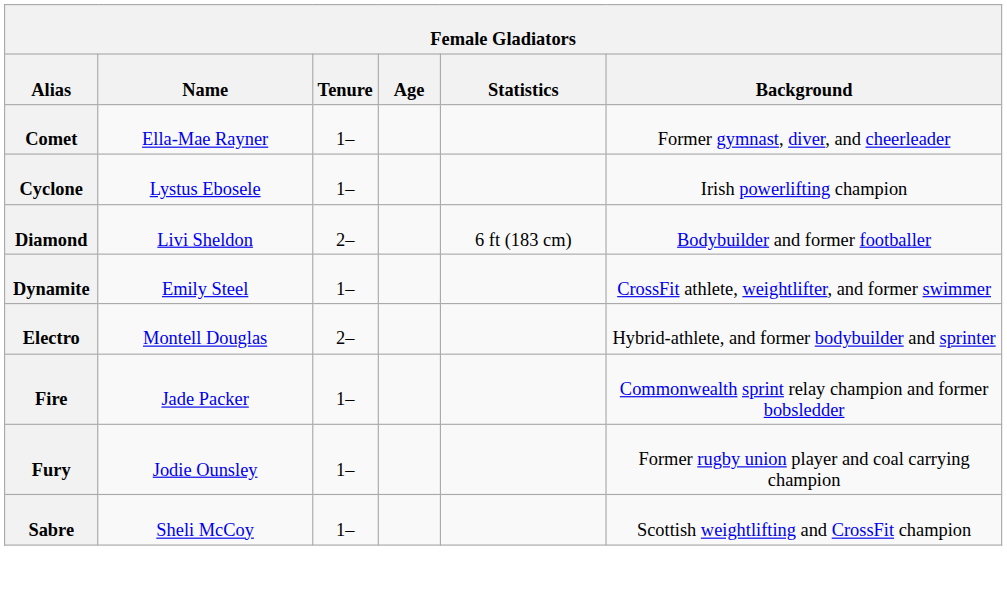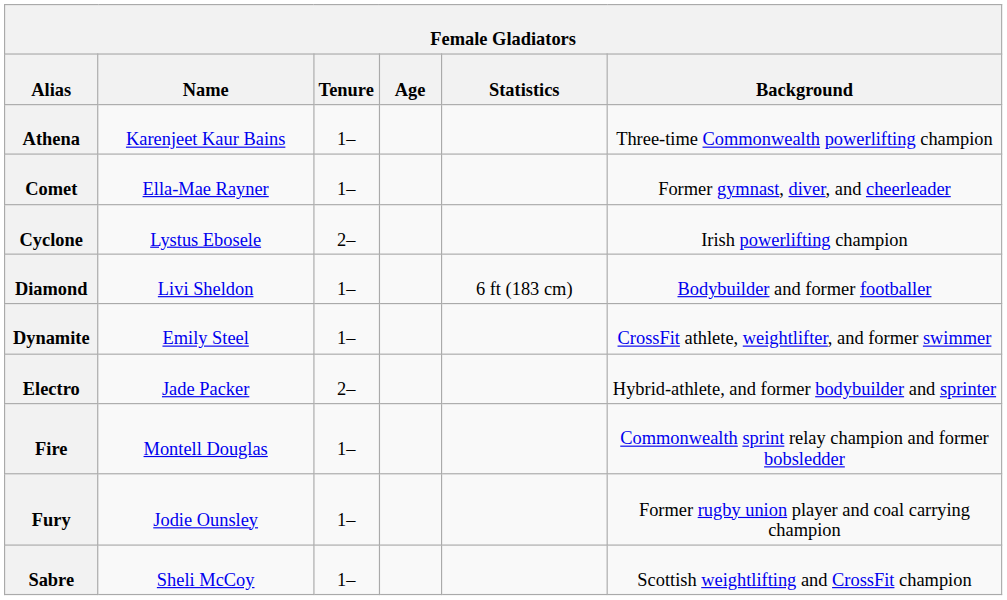+ row: (51, 139)
(345, 189) 1– -> (346, 239) 2–
(345, 239) 2– -> (346, 289) 1–
(205, 339) Montell Douglas -> (206, 388) Jade Packer
(205, 399) Jade Packer -> (206, 449) Montell Douglas
